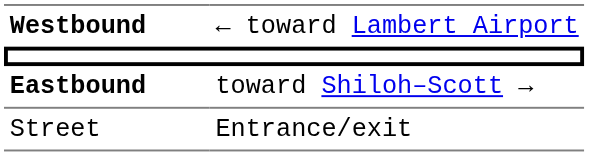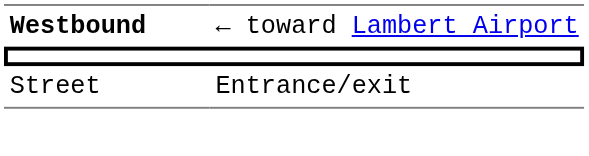- row: (78, 86)
